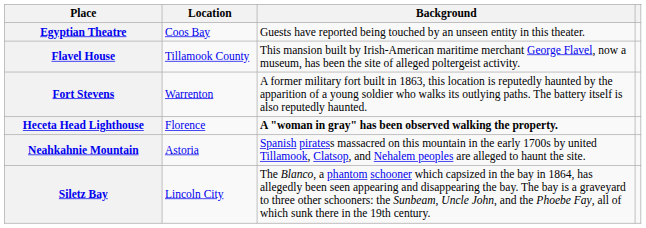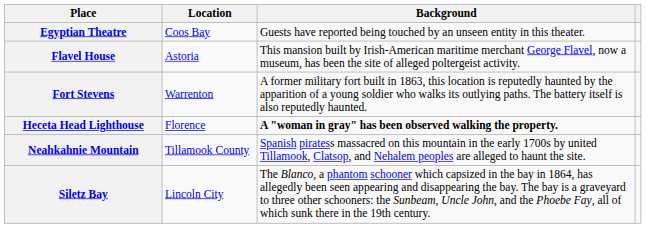(207, 56) Tillamook County -> (182, 56) Astoria
(182, 150) Astoria -> (207, 150) Tillamook County
